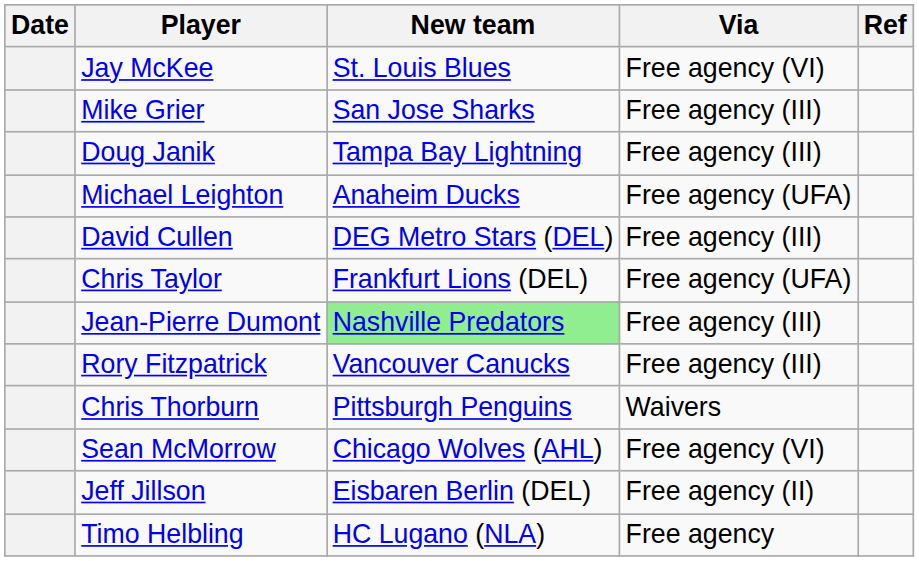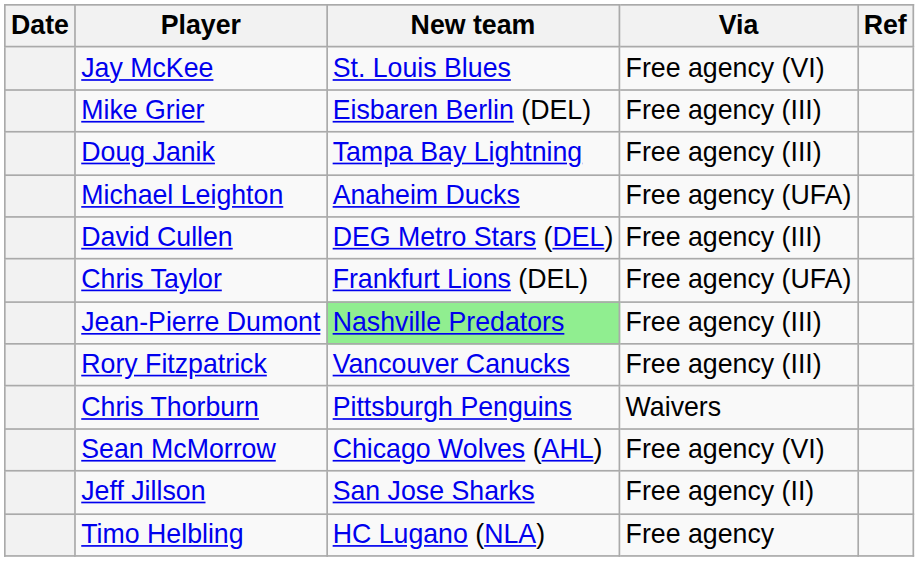(434, 110) San Jose Sharks -> (462, 110) Eisbaren Berlin (DEL)
(462, 491) Eisbaren Berlin (DEL) -> (434, 491) San Jose Sharks
